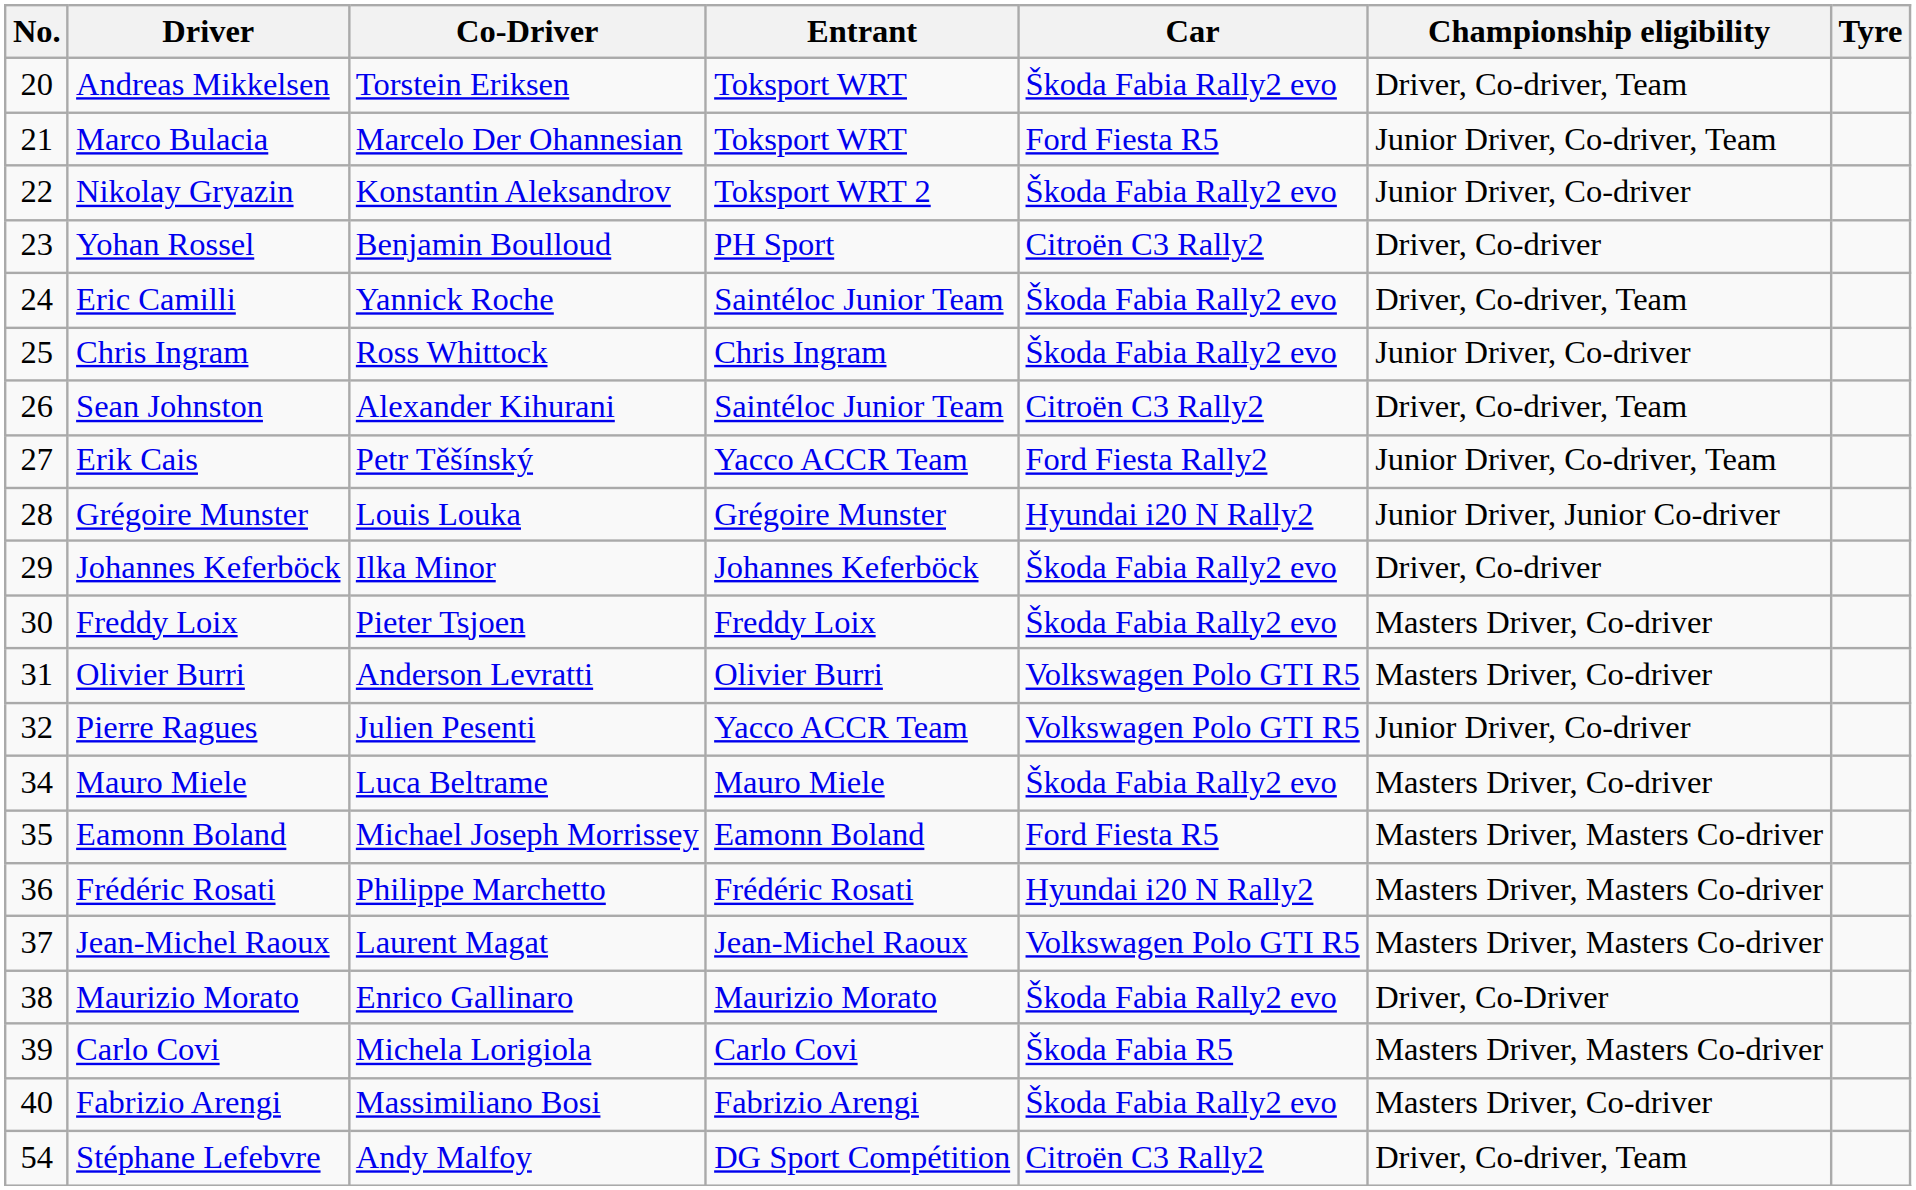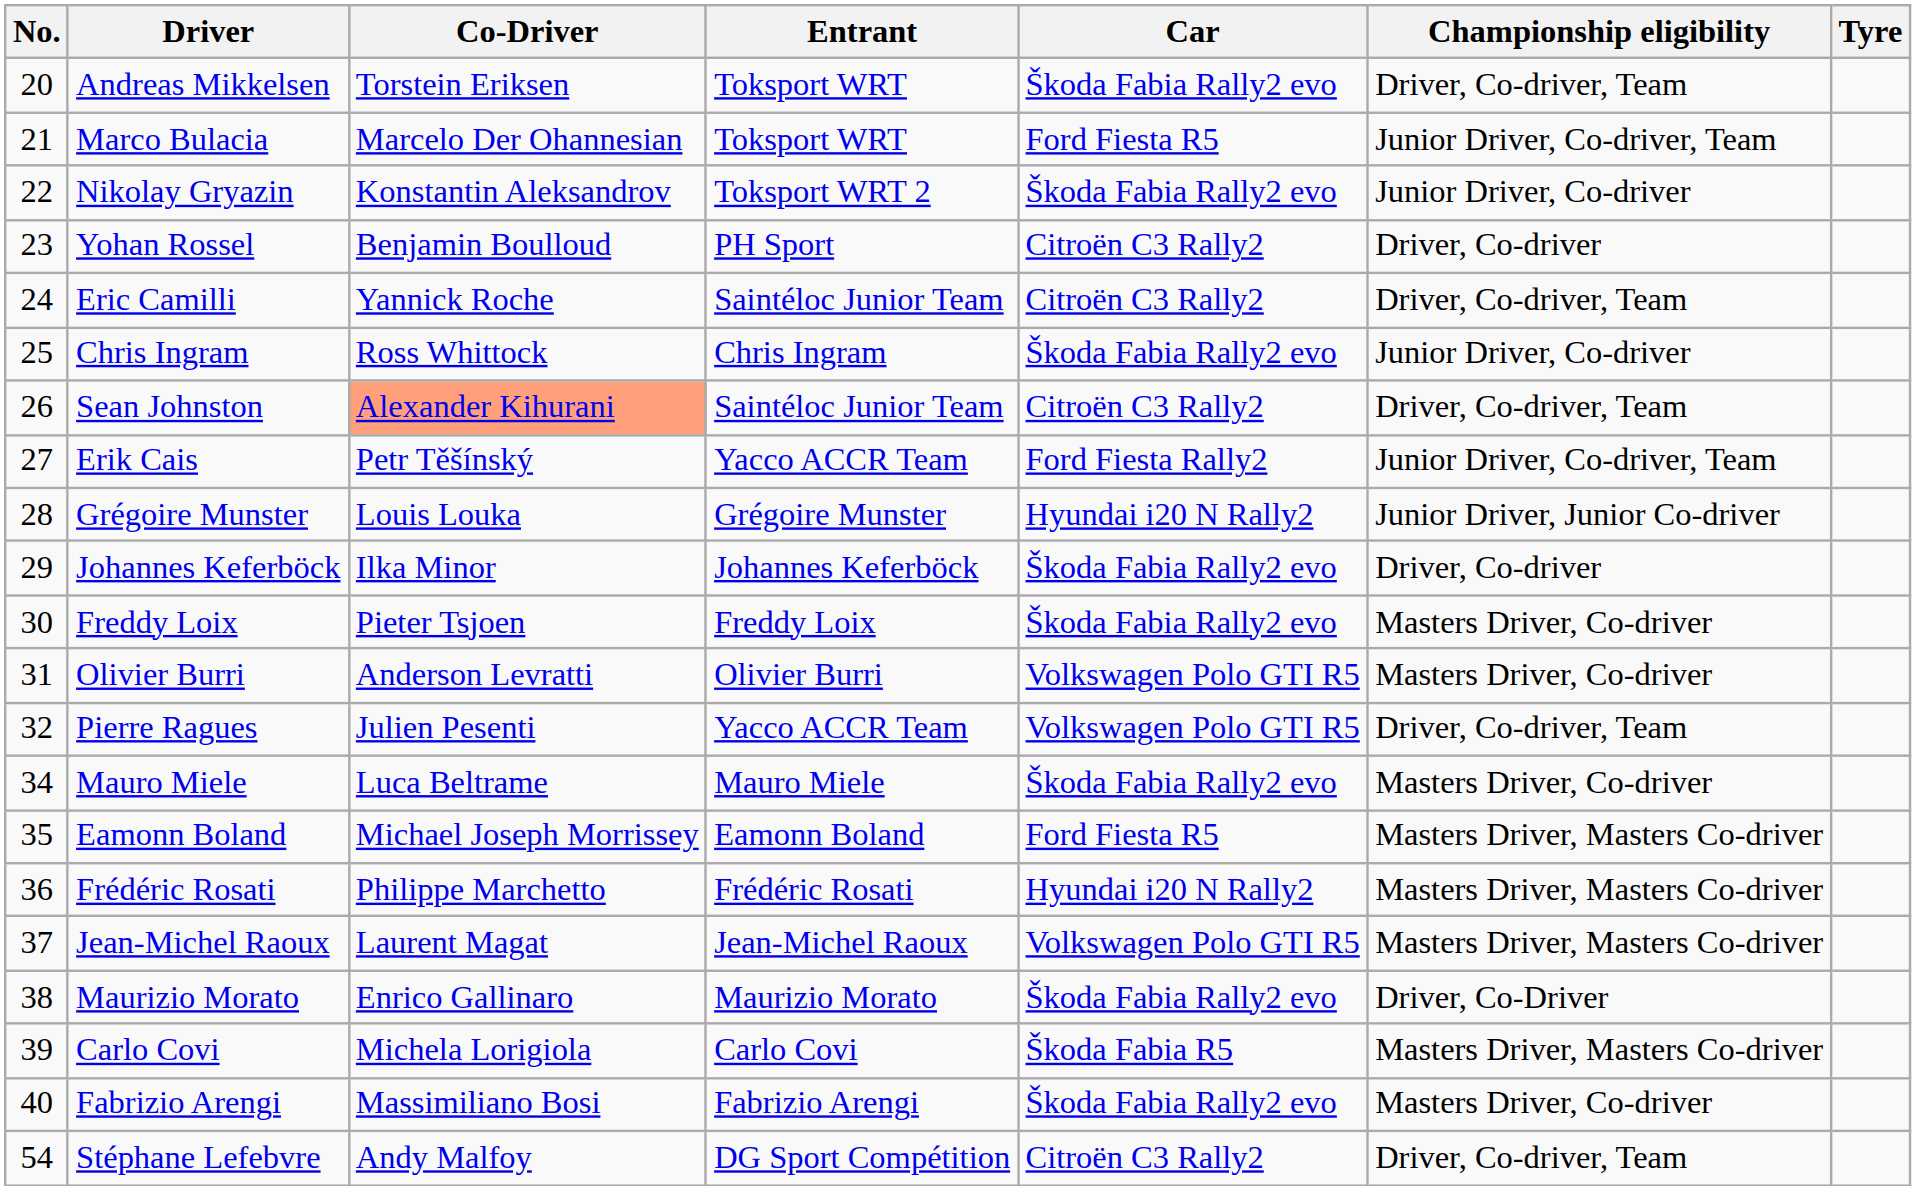(1181, 299) Škoda Fabia Rally2 evo -> (1145, 299) Citroën C3 Rally2
(485, 406) no background -> (485, 406) lightsalmon background
(1533, 728) Junior Driver, Co-driver -> (1531, 728) Driver, Co-driver, Team
